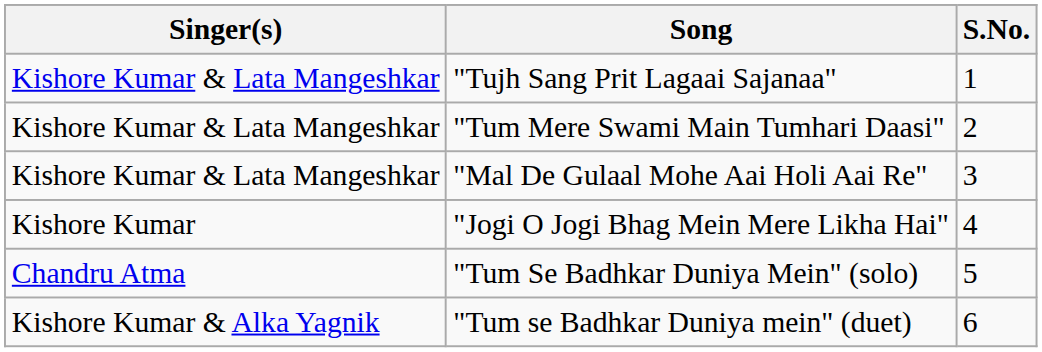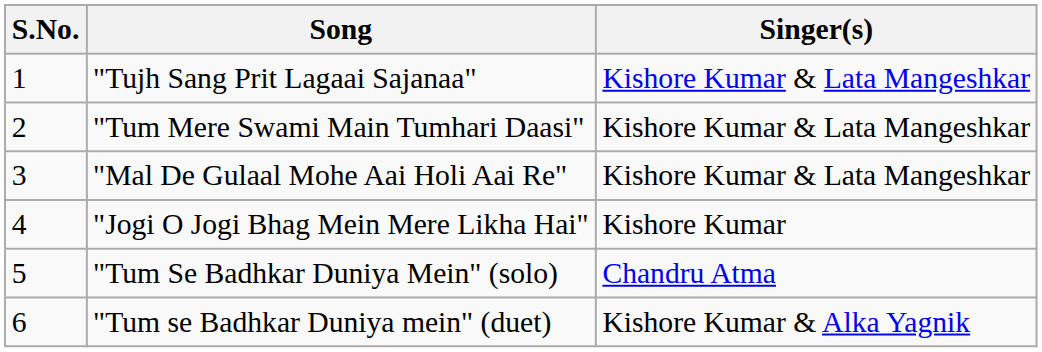columns swapped: (996, 29) <-> (226, 29)
